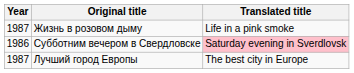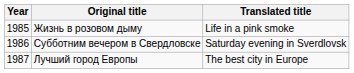(18, 28) 1987 -> (18, 28) 1985
(276, 44) pink background -> (276, 44) no background
